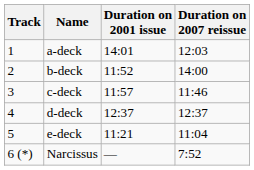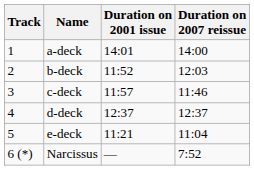(193, 50) 12:03 -> (193, 50) 14:00
(193, 71) 14:00 -> (193, 71) 12:03
